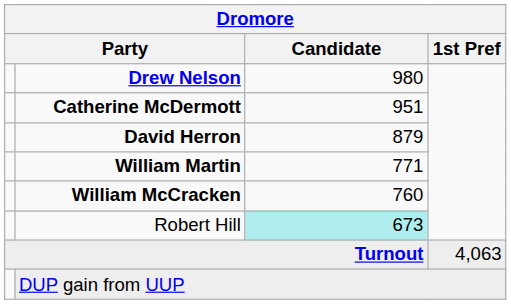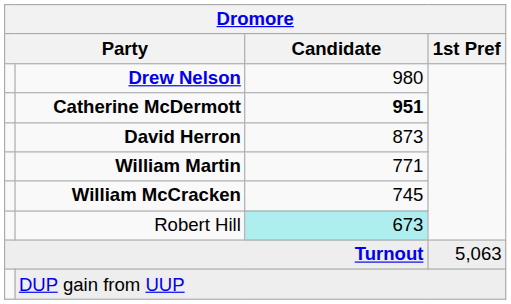(408, 107) normal -> (408, 107) bold
(408, 136) 879 -> (408, 136) 873
(408, 195) 760 -> (408, 195) 745
(478, 254) 4,063 -> (478, 254) 5,063
